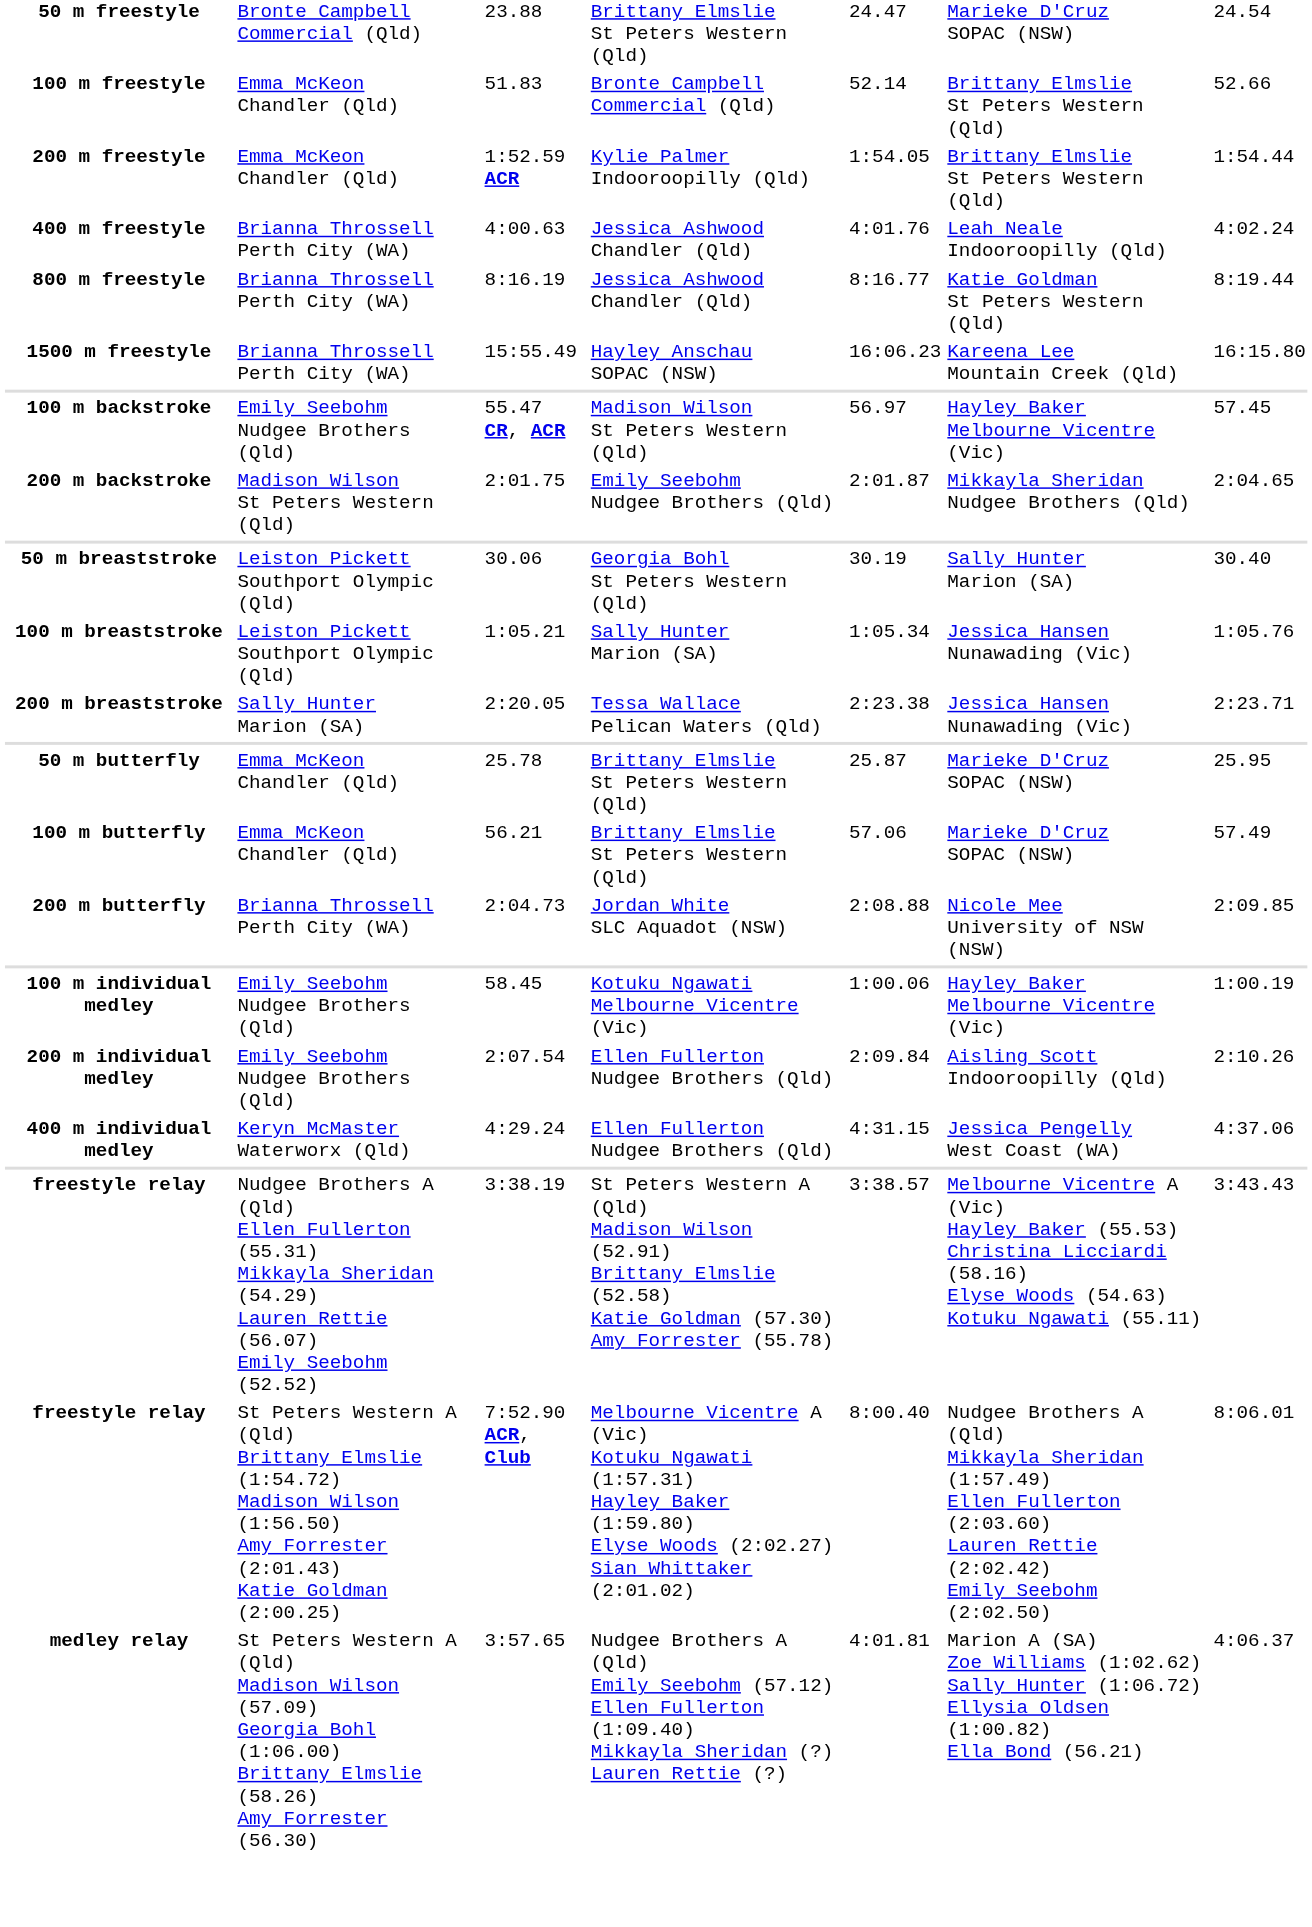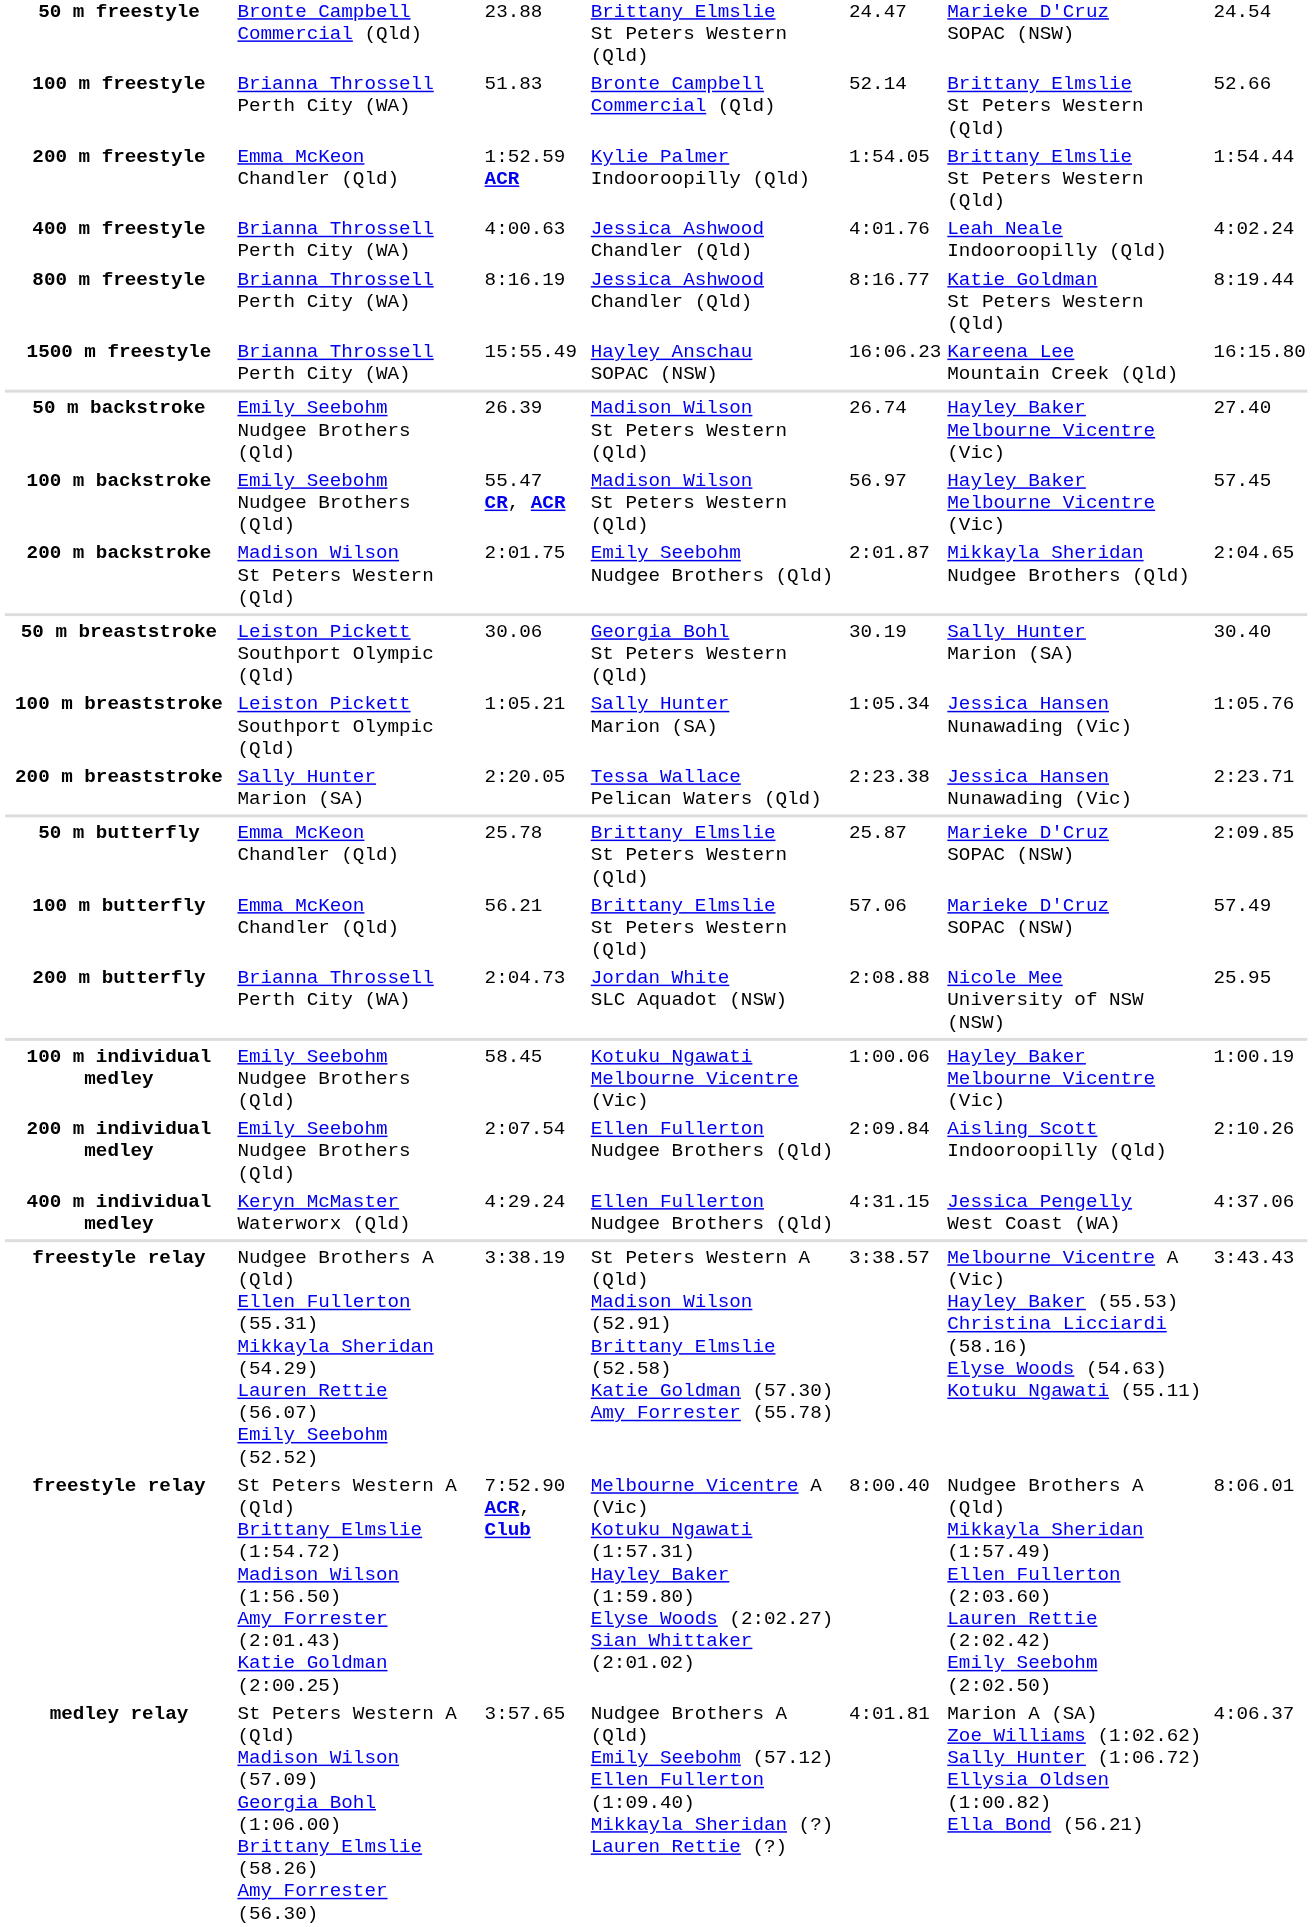(318, 95) Emma McKeon Chandler (Qld) -> (336, 95) Brianna Throssell Perth City (WA)
+ row: (119, 408)
(1242, 760) 25.95 -> (1254, 833) 2:09.85
(1254, 905) 2:09.85 -> (1242, 978) 25.95
